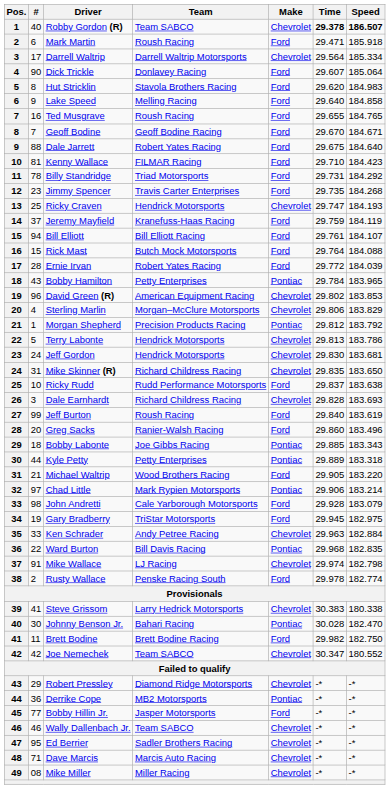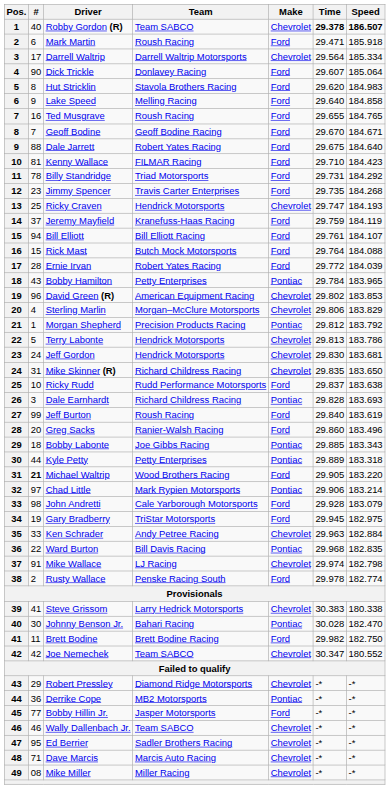(291, 400) Chevrolet -> (286, 400) Pontiac
(36, 474) normal -> (36, 474) bold
